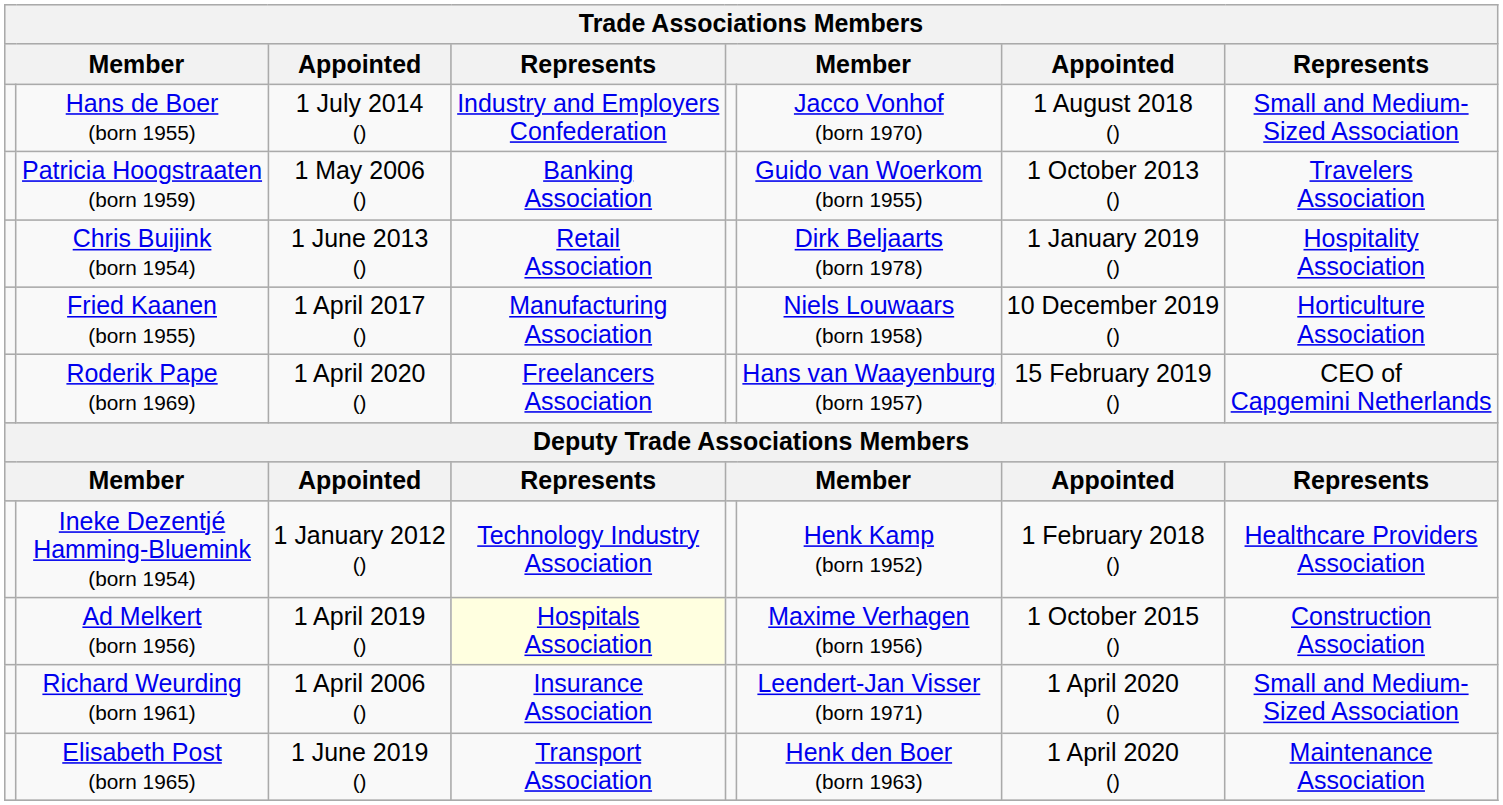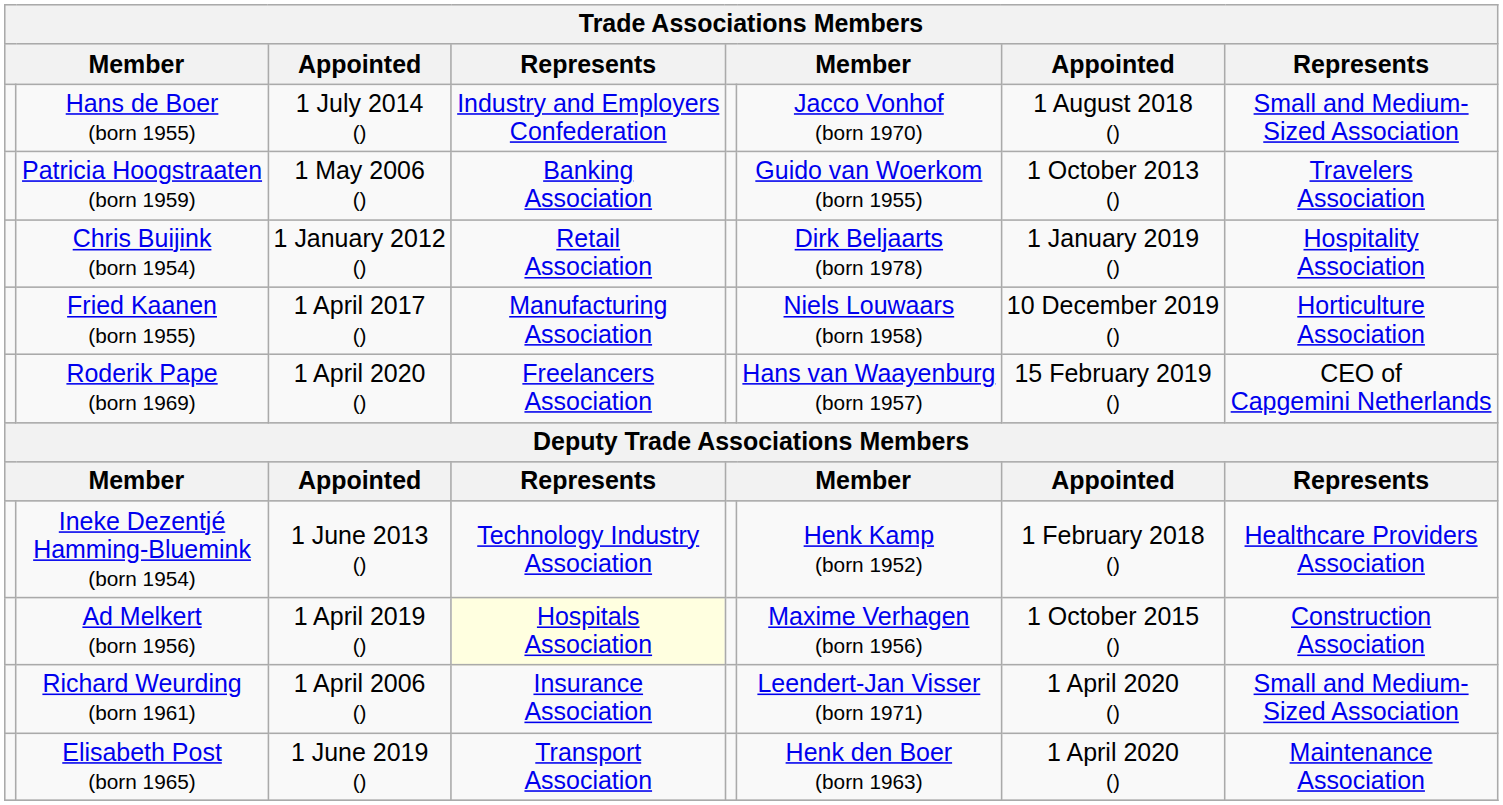(360, 252) 1 June 2013 () -> (360, 252) 1 January 2012 ()
(360, 549) 1 January 2012 () -> (360, 549) 1 June 2013 ()
